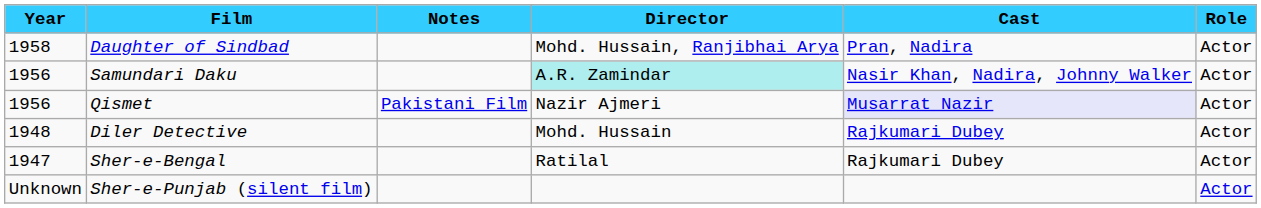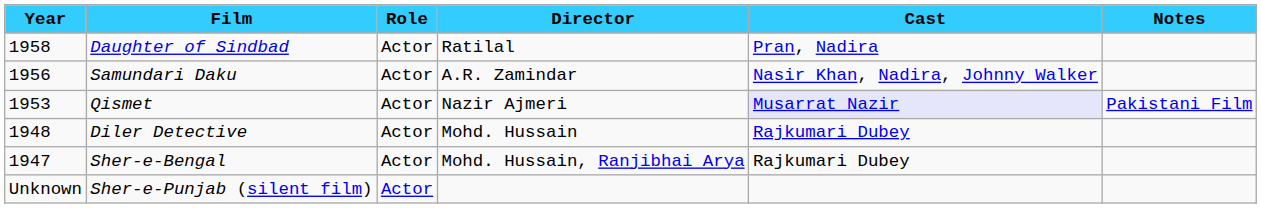columns swapped: (1226, 19) <-> (454, 19)
(687, 47) Mohd. Hussain, Ranjibhai Arya -> (478, 47) Ratilal
(603, 76) paleturquoise background -> (509, 76) no background
(30, 104) 1956 -> (30, 104) 1953
(572, 161) Ratilal -> (593, 161) Mohd. Hussain, Ranjibhai Arya
